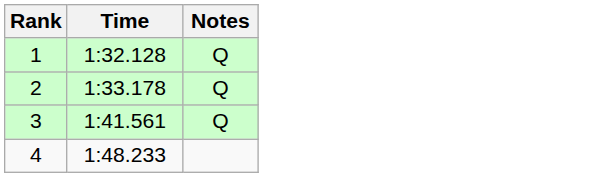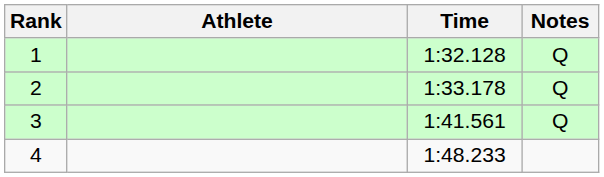+ column: (237, 21)
